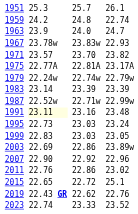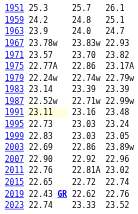(117, 20) 22.74 -> (115, 20) 25.1
(86, 66) 22.81A -> (84, 66) 22.86
(84, 171) 22.86 -> (86, 171) 22.81A
(115, 182) 25.1 -> (117, 182) 22.74
